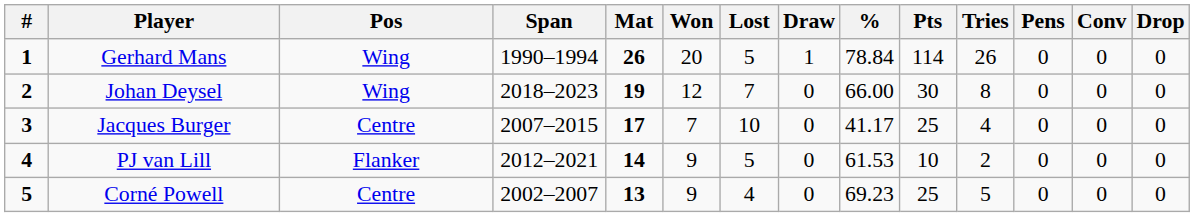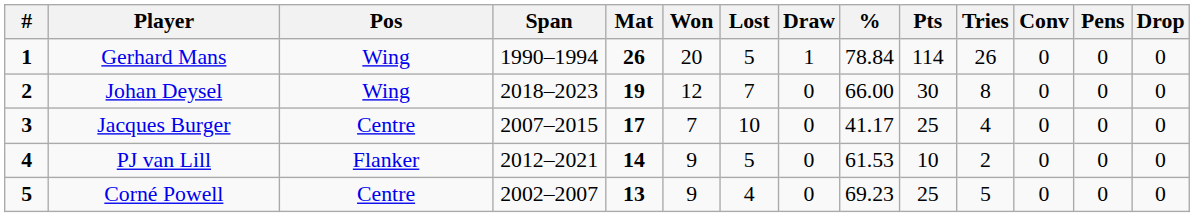columns swapped: (1102, 21) <-> (1043, 21)
